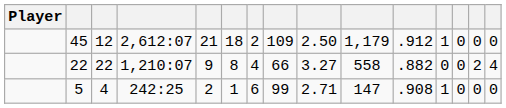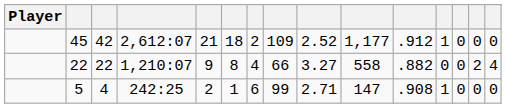(104, 41) 12 -> (104, 41) 42
(319, 41) 2.50 -> (319, 41) 2.52
(367, 41) 1,179 -> (367, 41) 1,177
